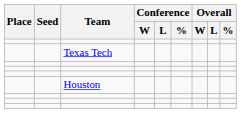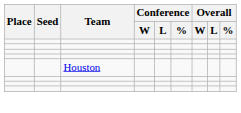- row: (19, 52)
